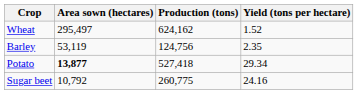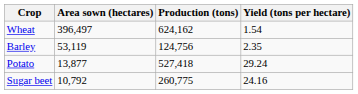(75, 30) 295,497 -> (75, 30) 396,497
(253, 30) 1.52 -> (253, 30) 1.54
(72, 64) bold -> (72, 64) normal
(255, 64) 29.34 -> (255, 64) 29.24
